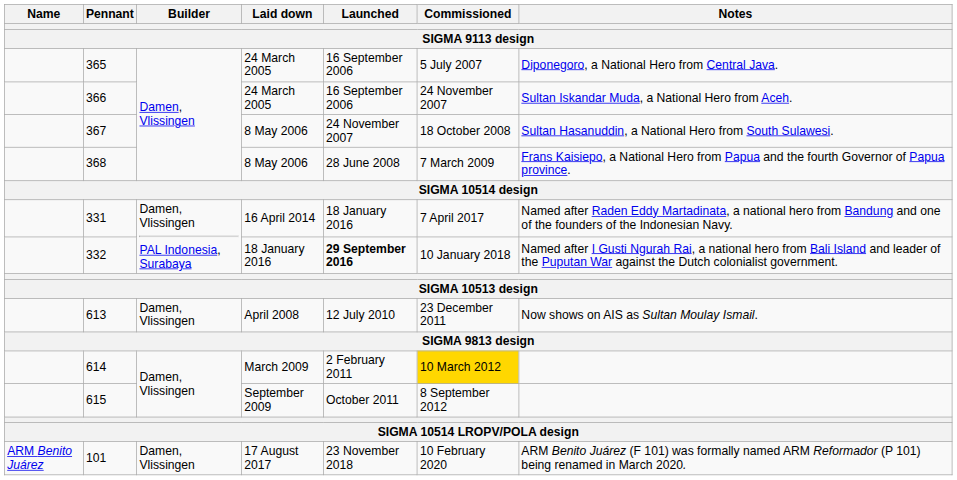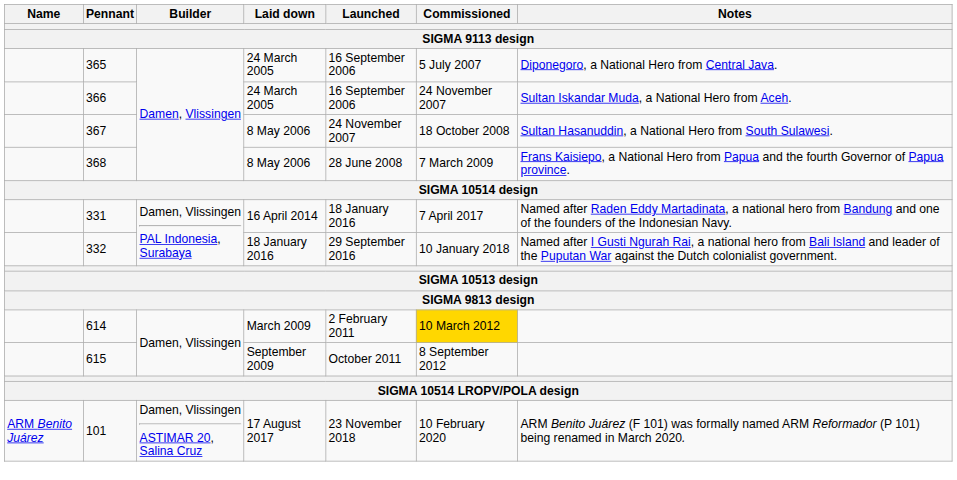(366, 255) bold -> (367, 249) normal
- row: (96, 315)
(167, 458) Damen, Vlissingen -> (190, 430) Damen, Vlissingen ASTIMAR 20, Salina Cruz
